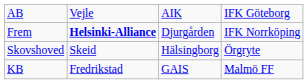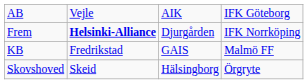rows swapped: (15, 69) <-> (36, 50)
